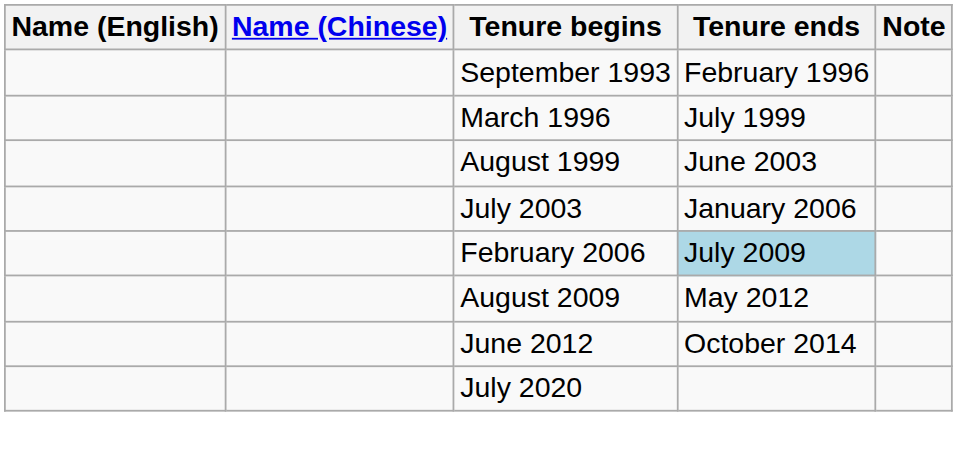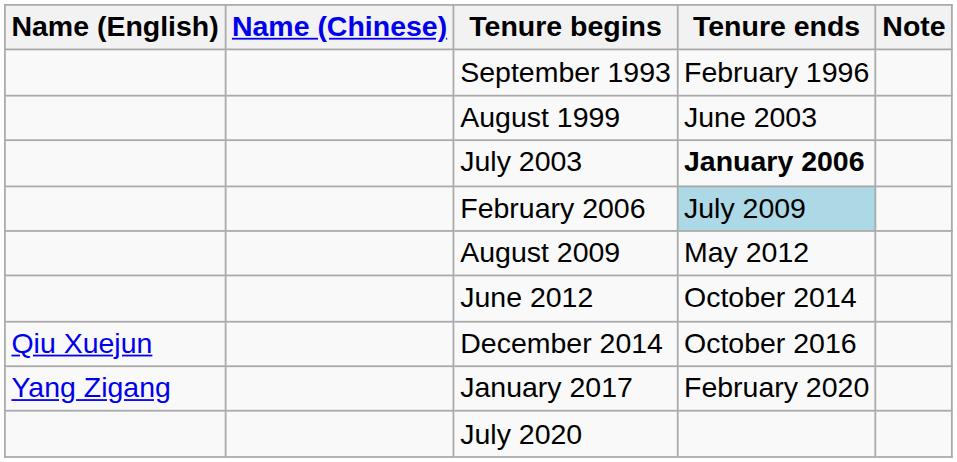- row: (535, 117)
(770, 207) normal -> (774, 162) bold
+ row: (562, 343)
+ row: (547, 388)
